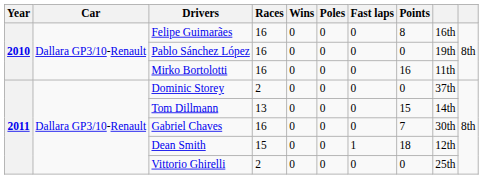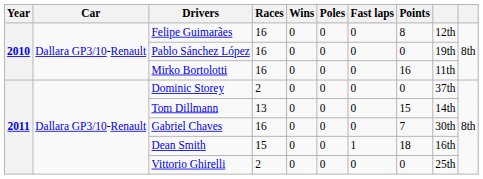(445, 32) 16th -> (445, 32) 12th
(445, 145) 12th -> (445, 145) 16th
